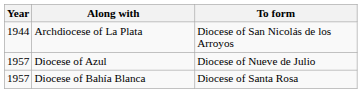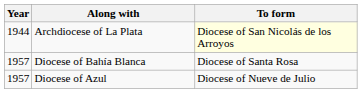(264, 37) no background -> (264, 37) lightyellow background
rows swapped: (71, 61) <-> (90, 79)
